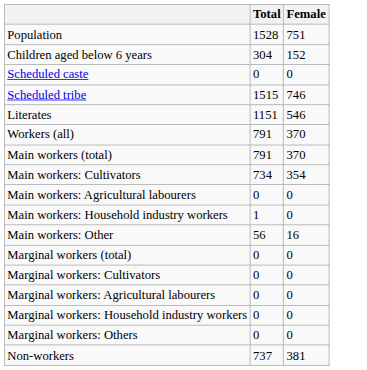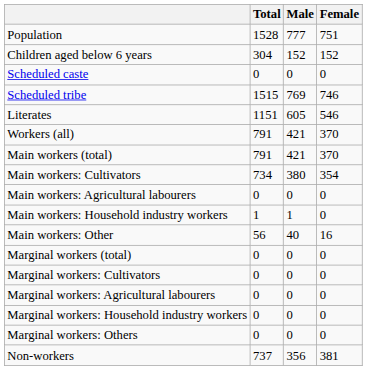+ column: (300, 14)
